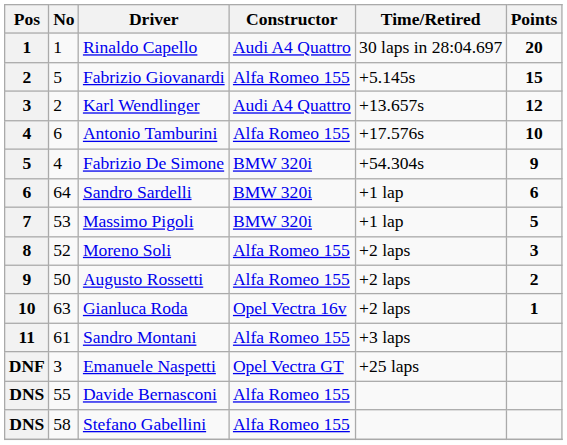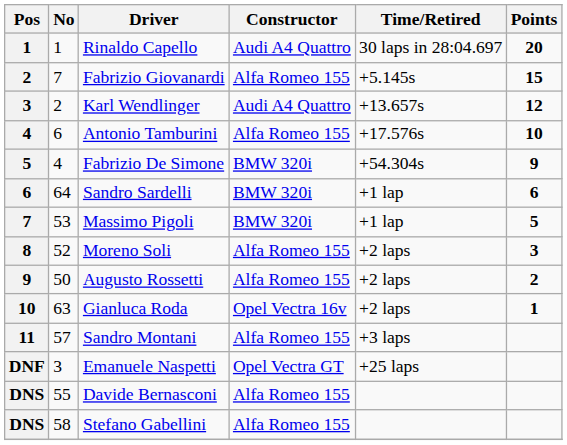(58, 76) 5 -> (58, 76) 7
(62, 336) 61 -> (62, 336) 57
